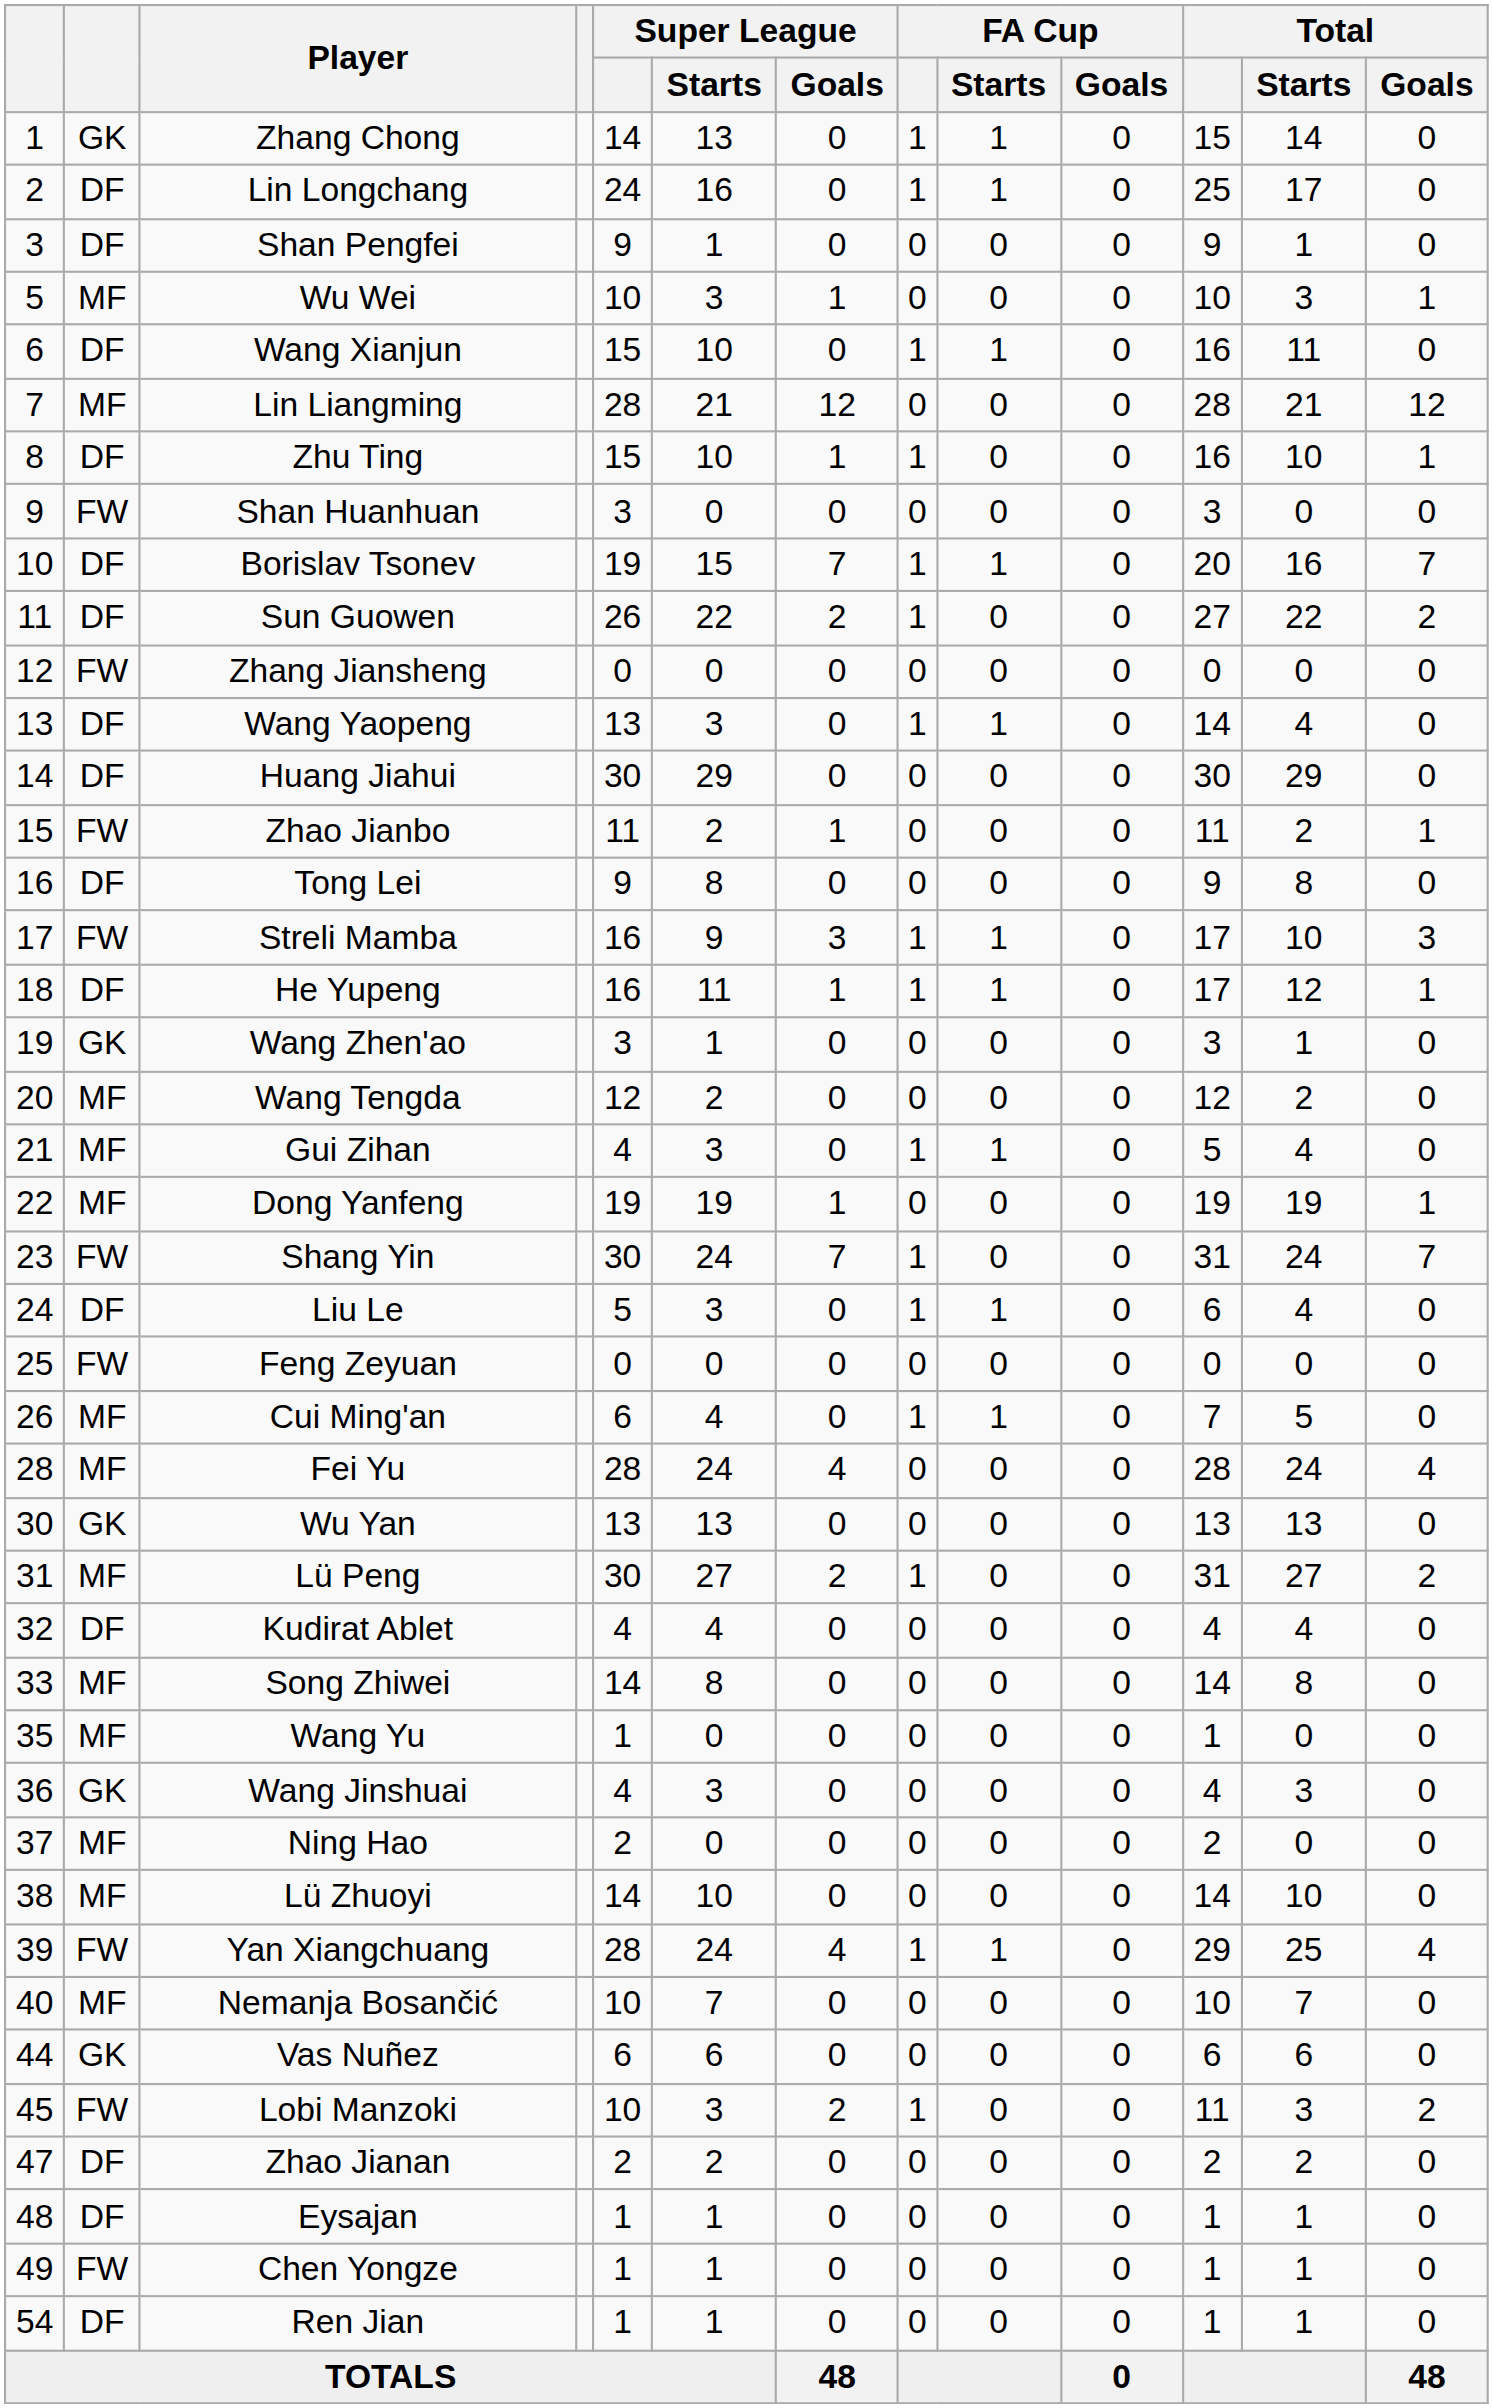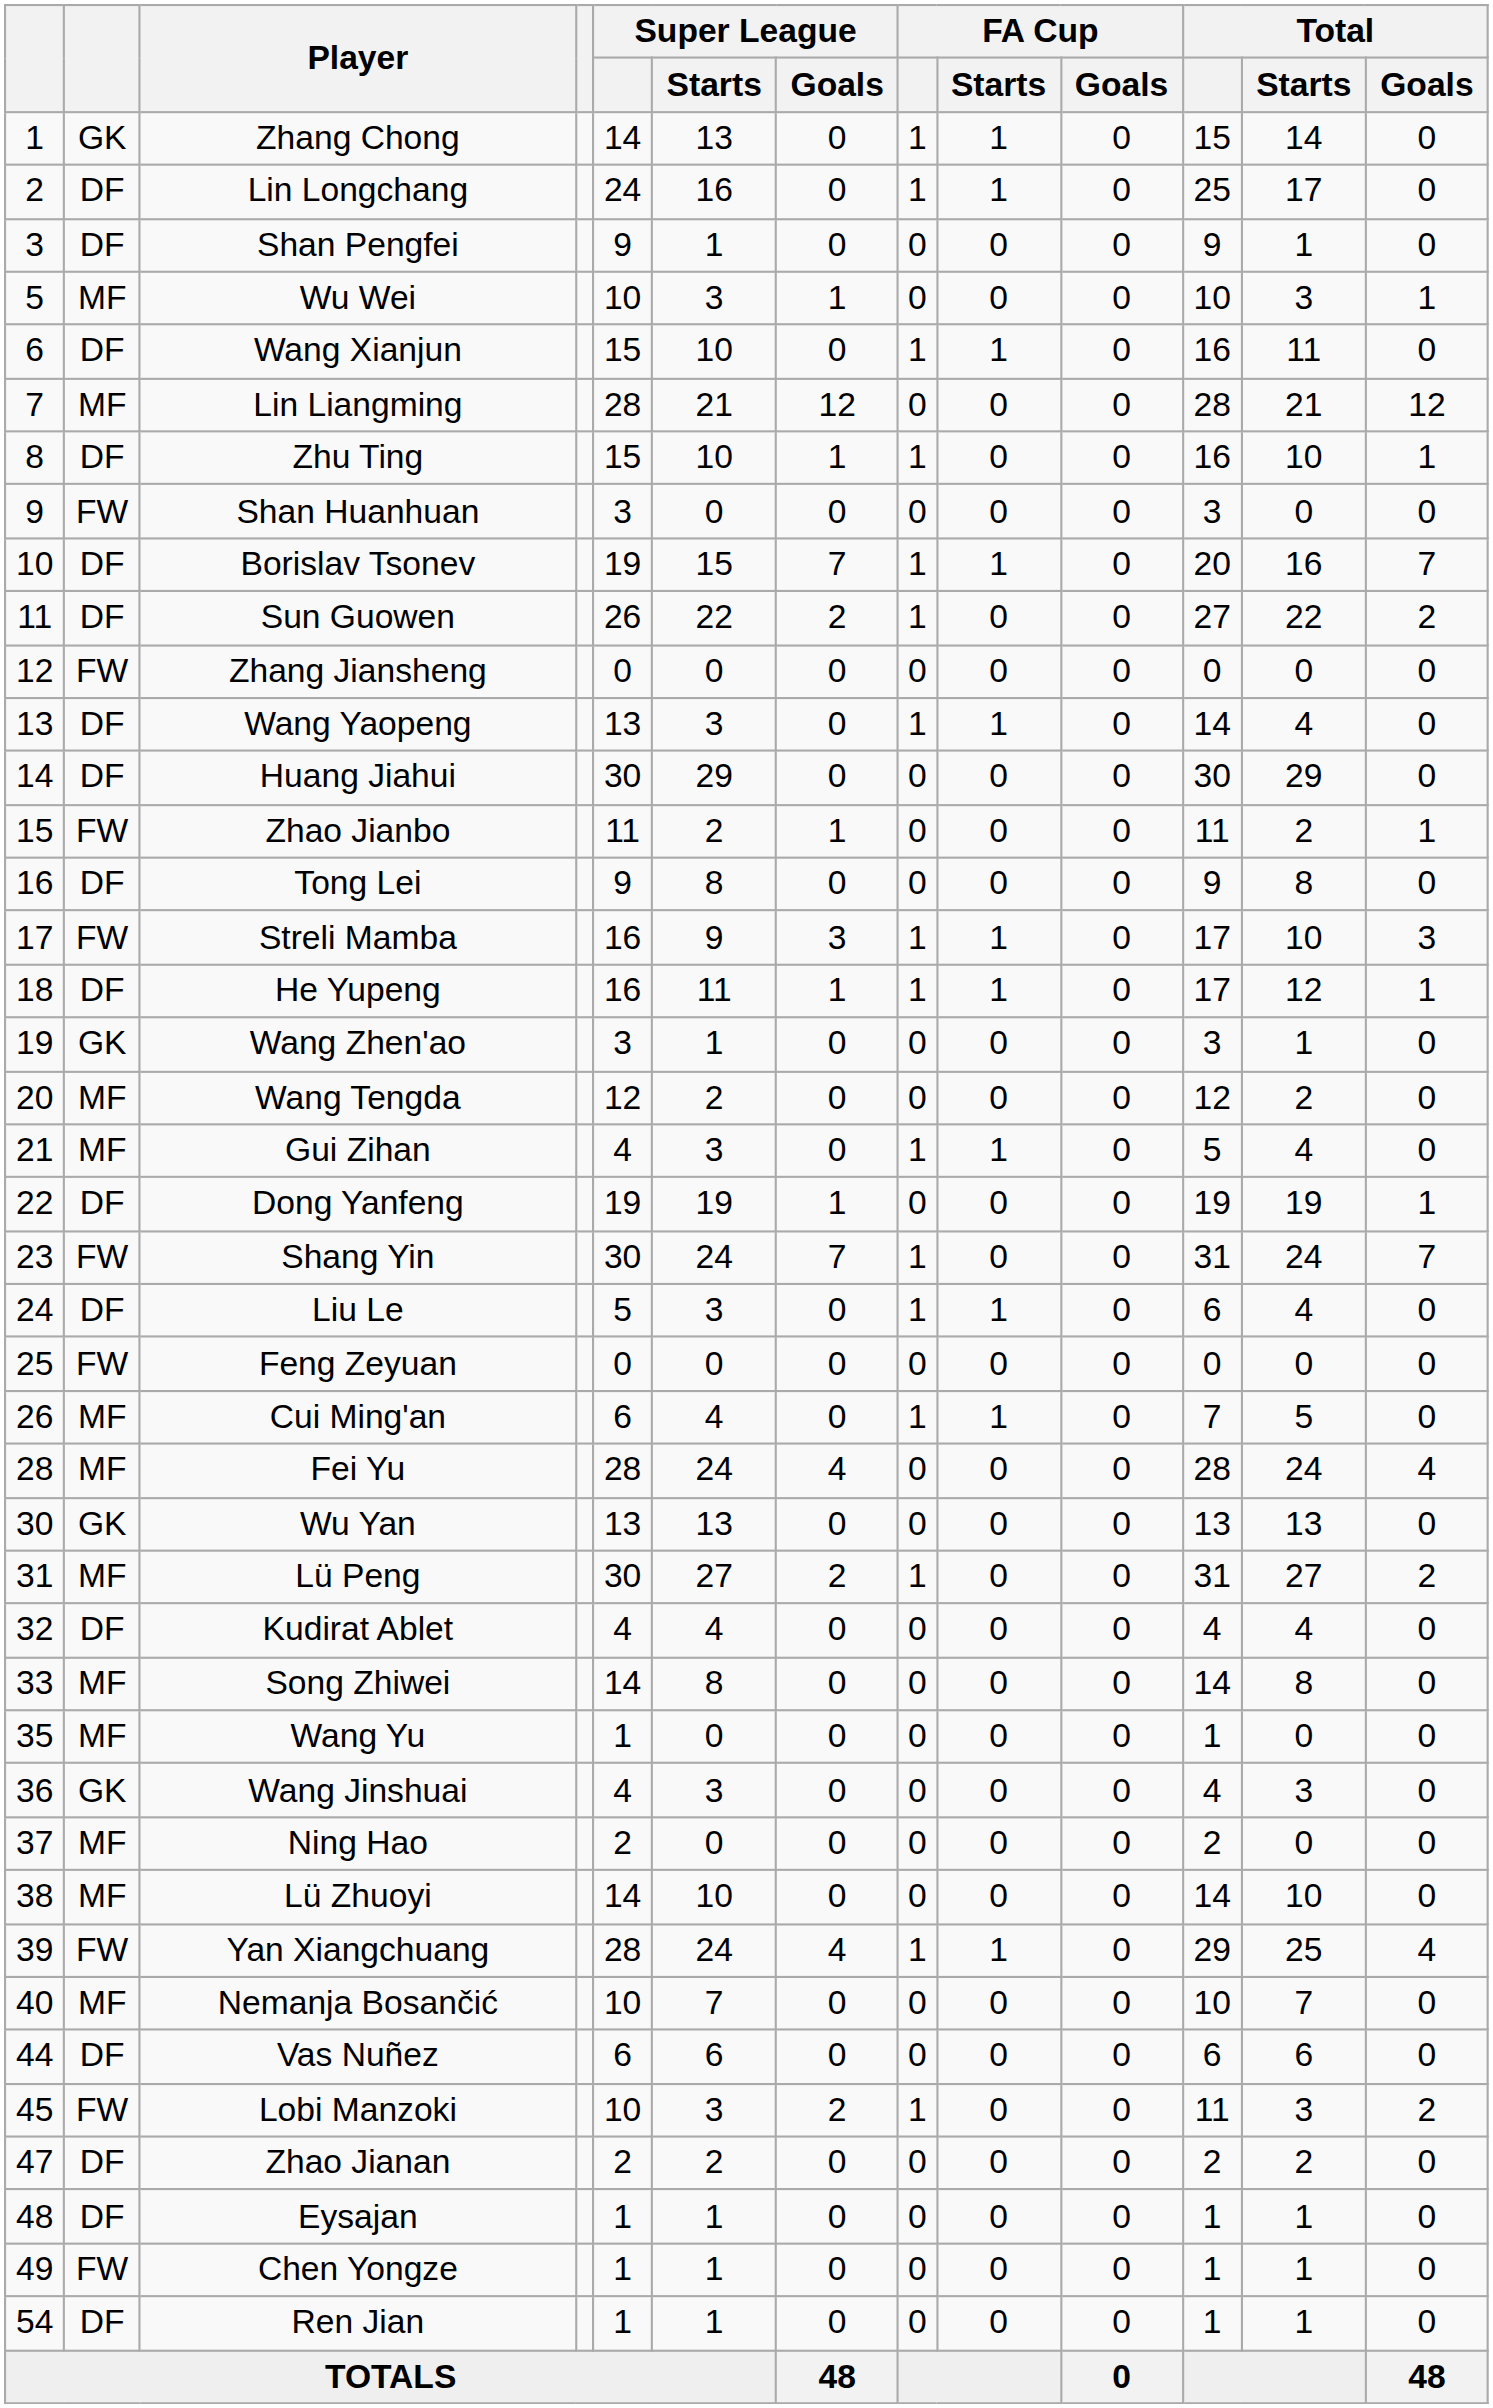(102, 1203) MF -> (102, 1203) DF
(102, 2056) GK -> (102, 2056) DF
